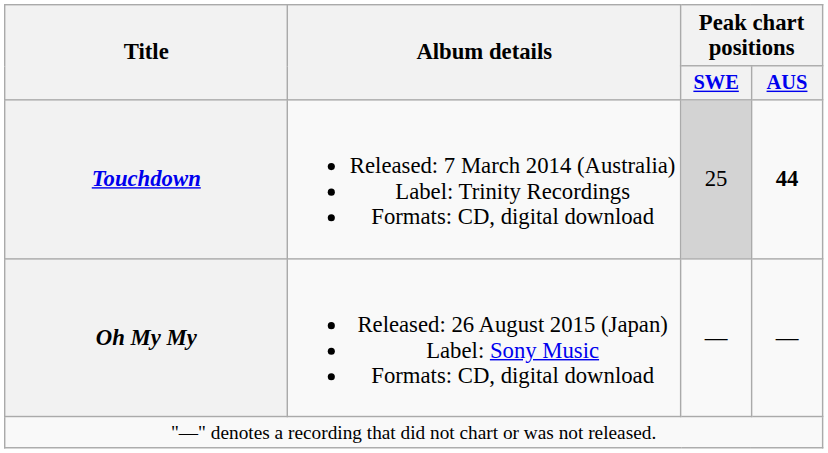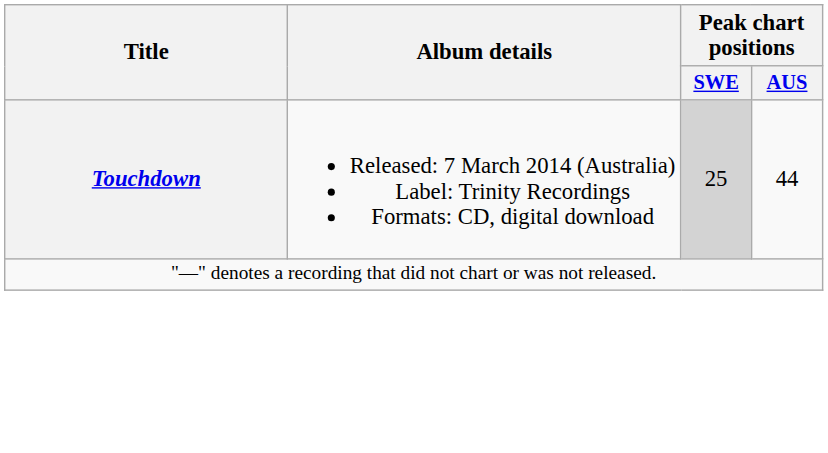(787, 178) bold -> (787, 178) normal
- row: (146, 337)
